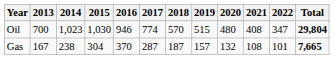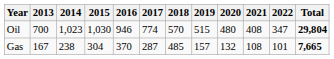(176, 46) 187 -> (176, 46) 485
